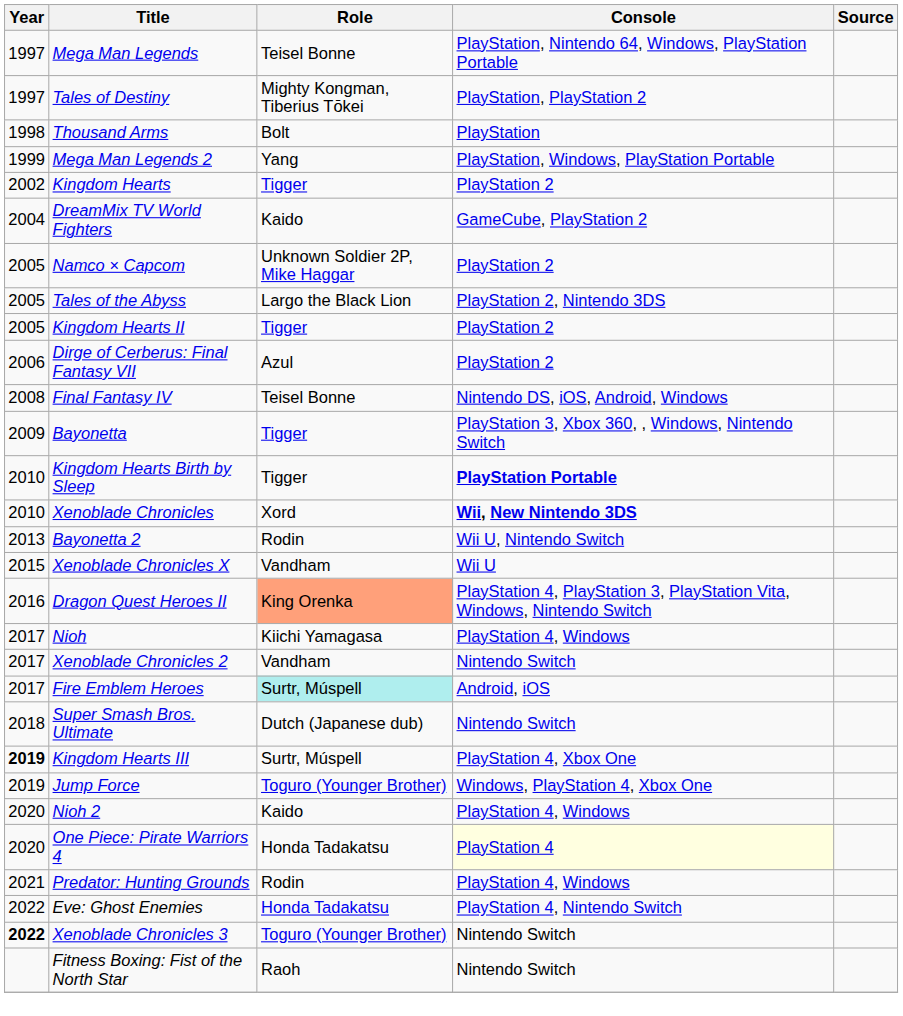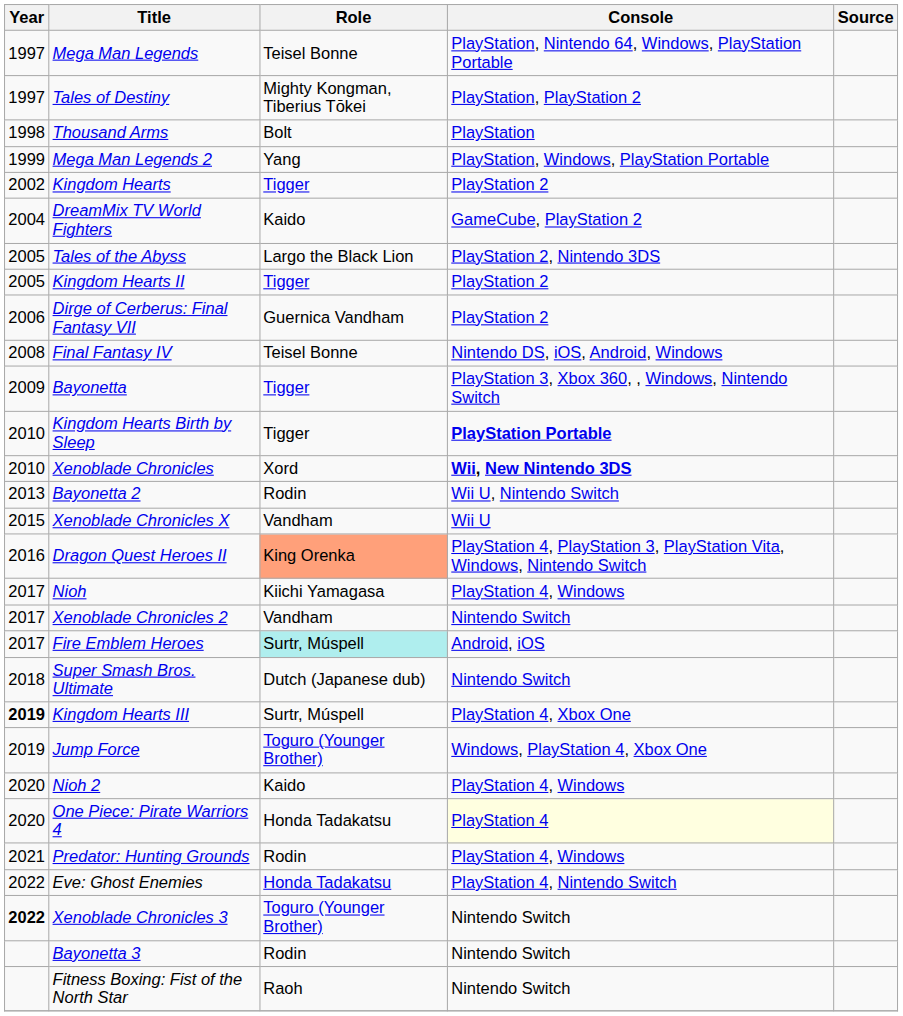- row: (119, 265)
(277, 362) Azul -> (334, 317) Guernica Vandham
+ row: (97, 953)
